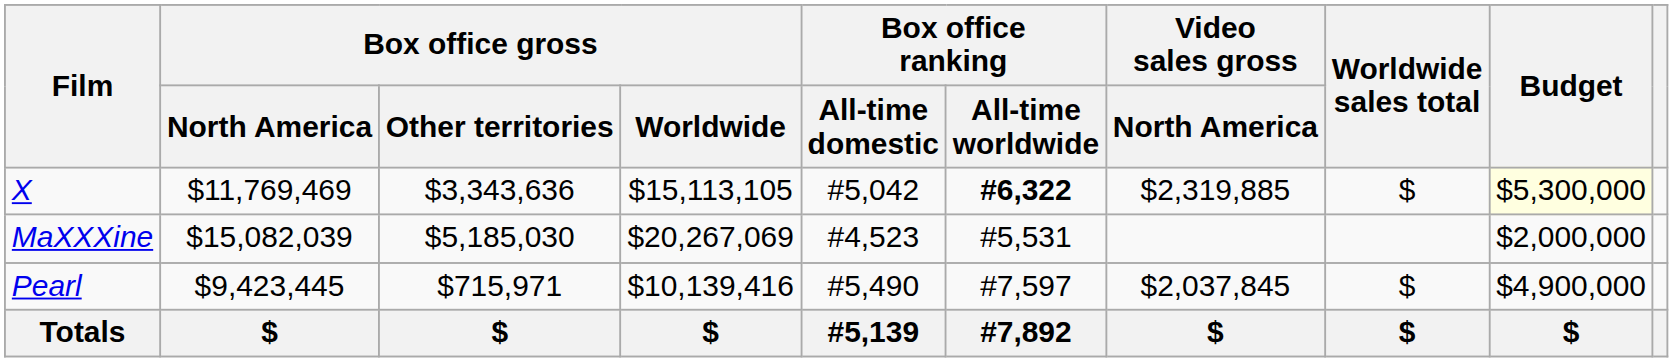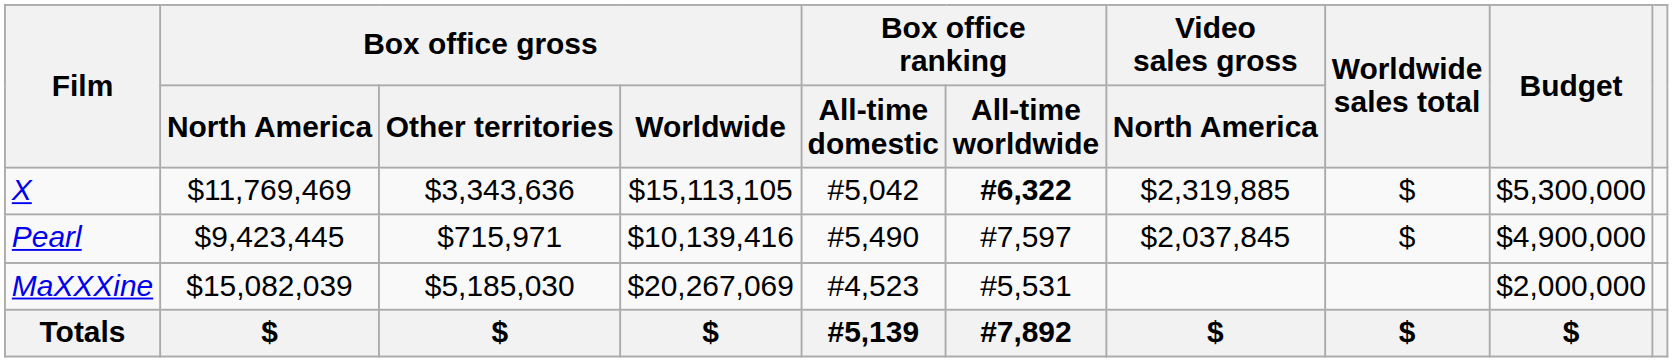(1571, 190) lightyellow background -> (1571, 190) no background
rows swapped: (47, 285) <-> (83, 237)
